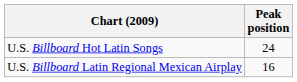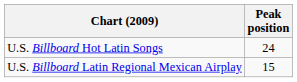(268, 67) 16 -> (268, 67) 15
